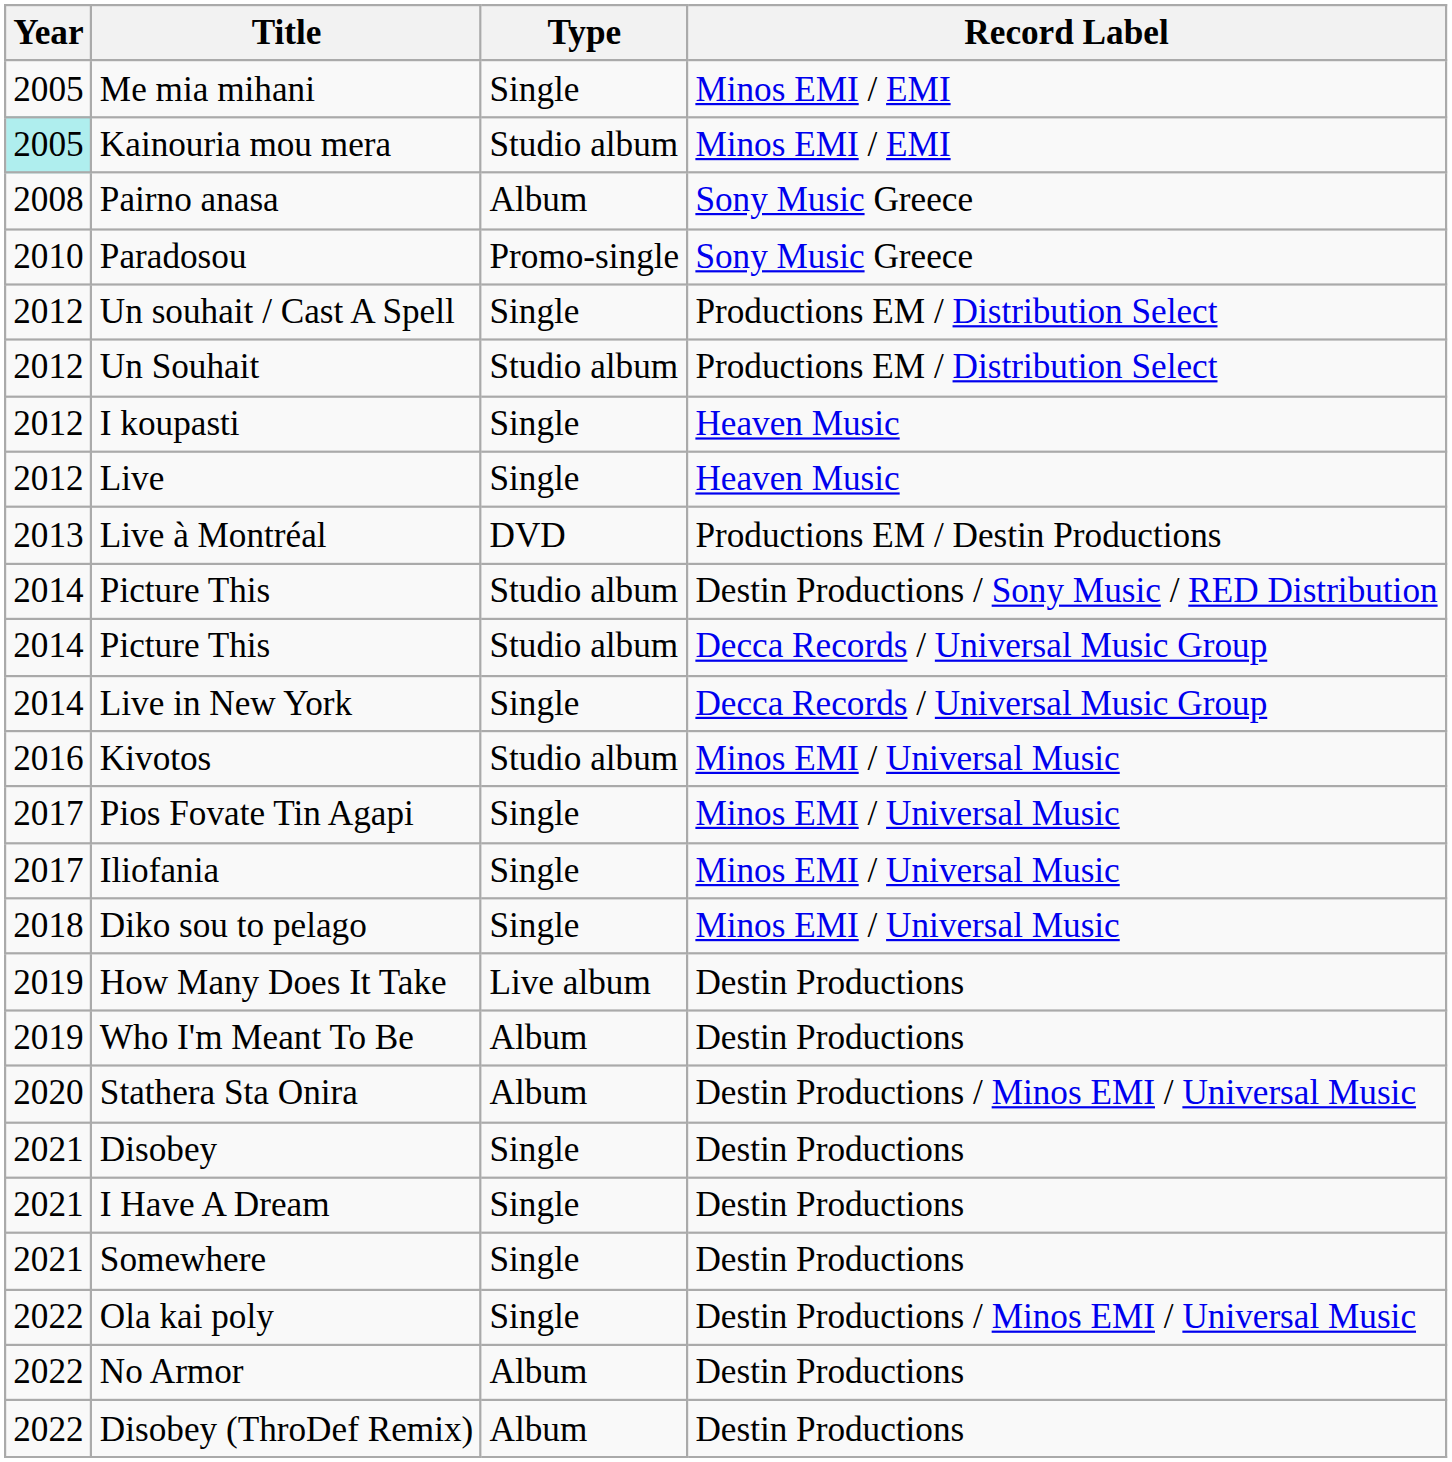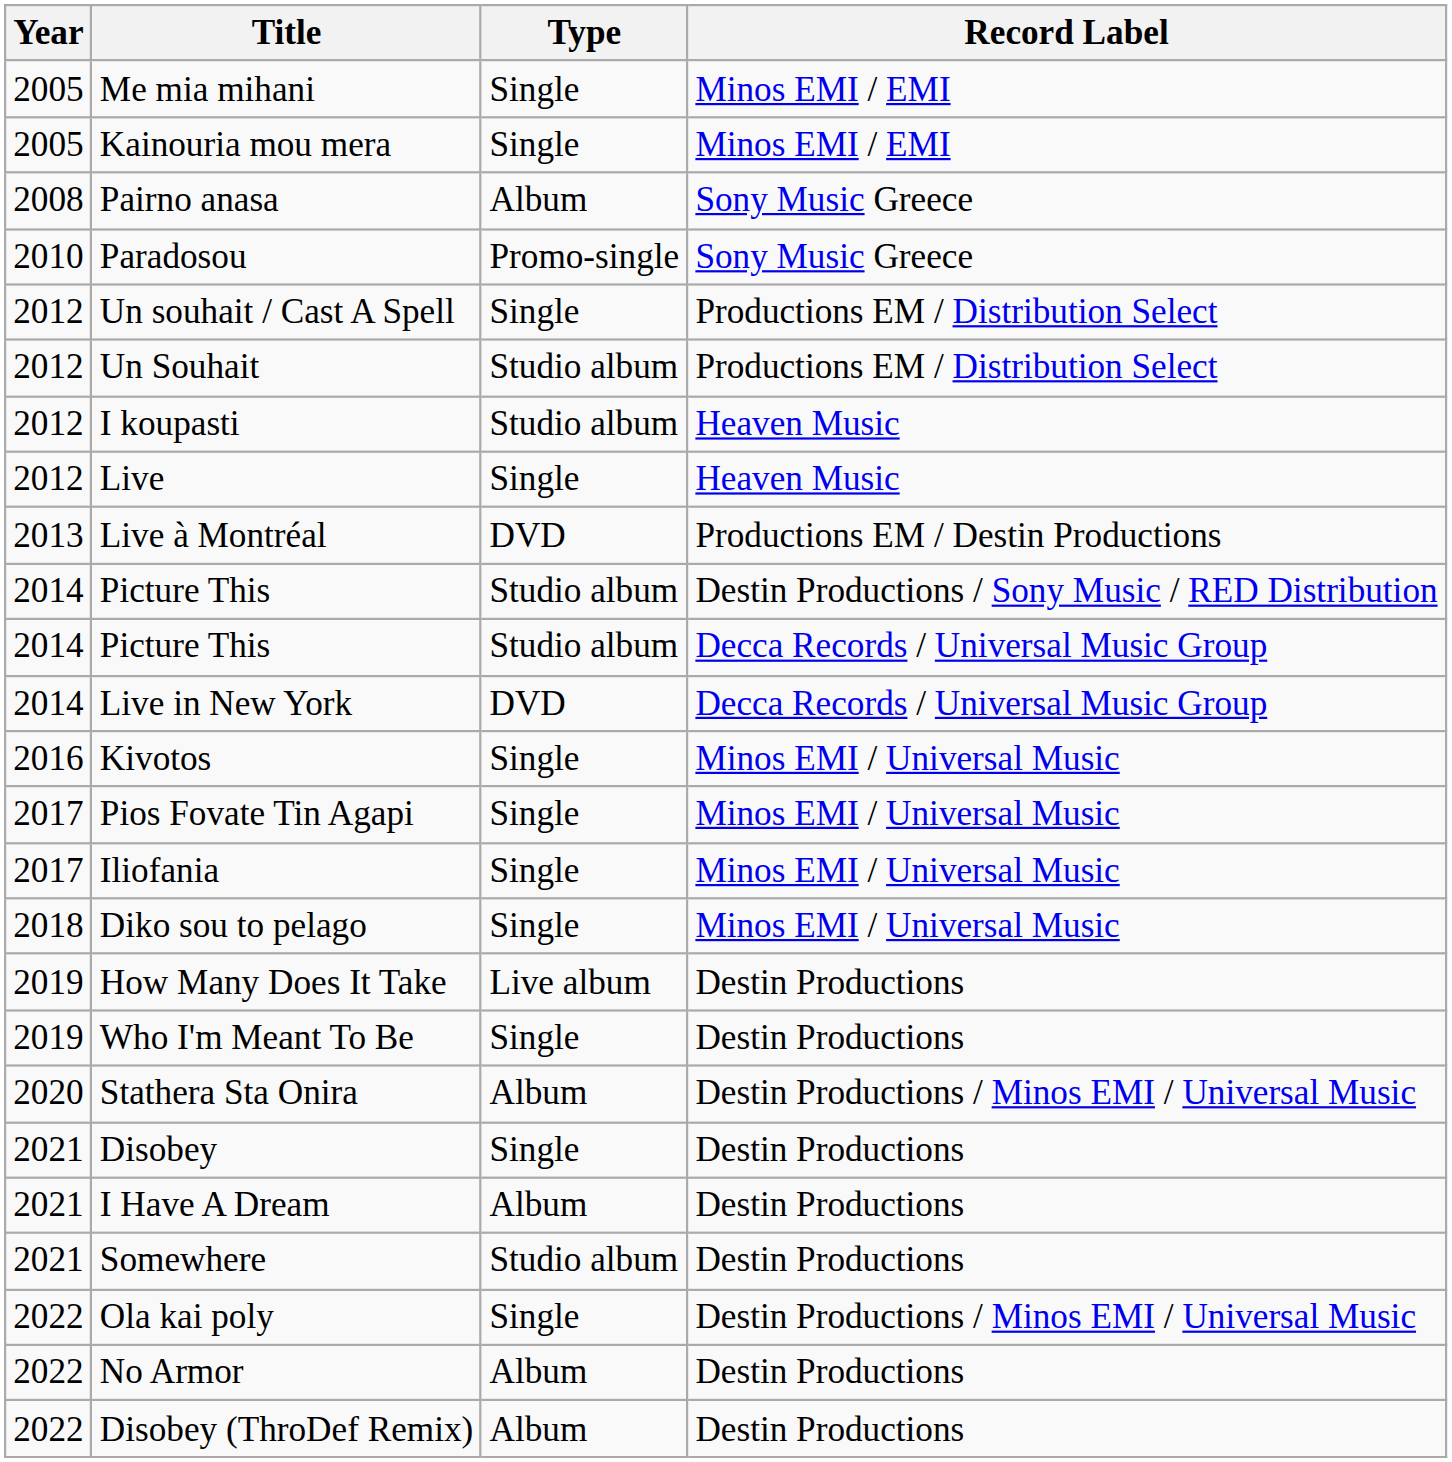(48, 144) paleturquoise background -> (48, 144) no background
(584, 144) Studio album -> (534, 144) Single
(534, 423) Single -> (584, 423) Studio album
(534, 702) Single -> (528, 702) DVD
(584, 758) Studio album -> (534, 758) Single
(538, 1037) Album -> (534, 1037) Single
(534, 1204) Single -> (538, 1204) Album
(534, 1260) Single -> (584, 1260) Studio album
